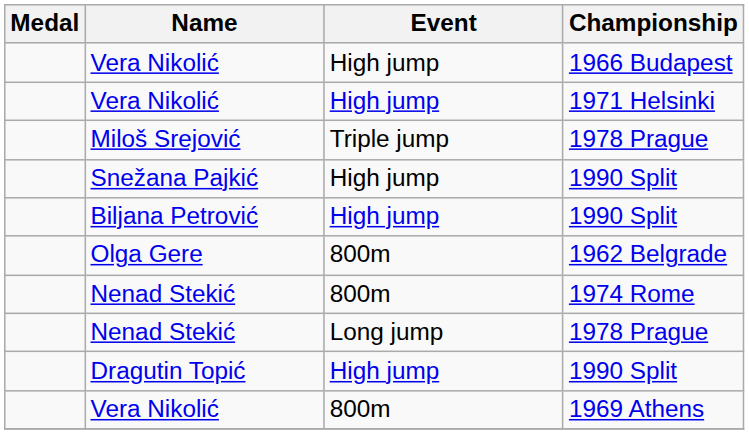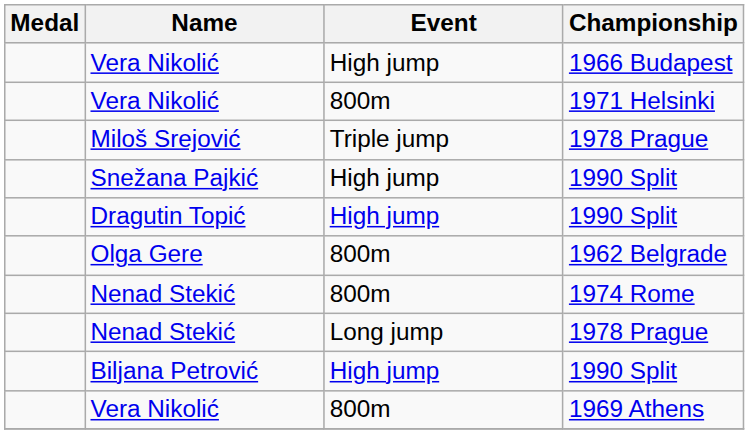(384, 100) High jump -> (360, 100) 800m
rows swapped: (168, 370) <-> (174, 216)
